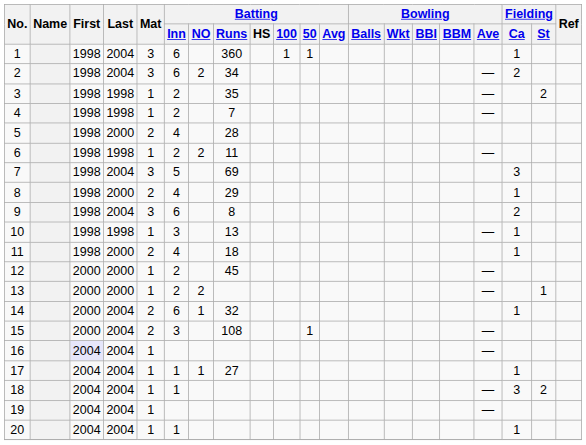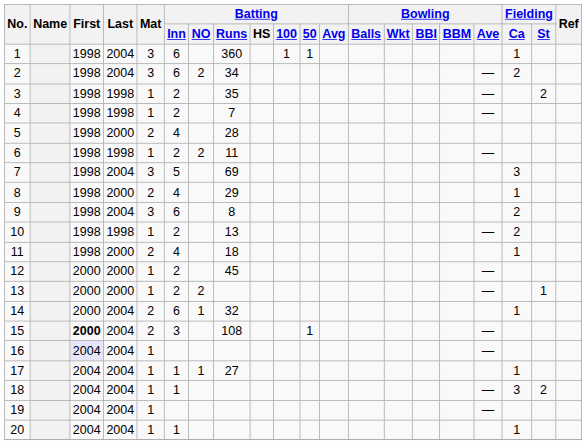(177, 232) 3 -> (177, 232) 2
(517, 232) 1 -> (517, 232) 2
(87, 331) normal -> (87, 331) bold
